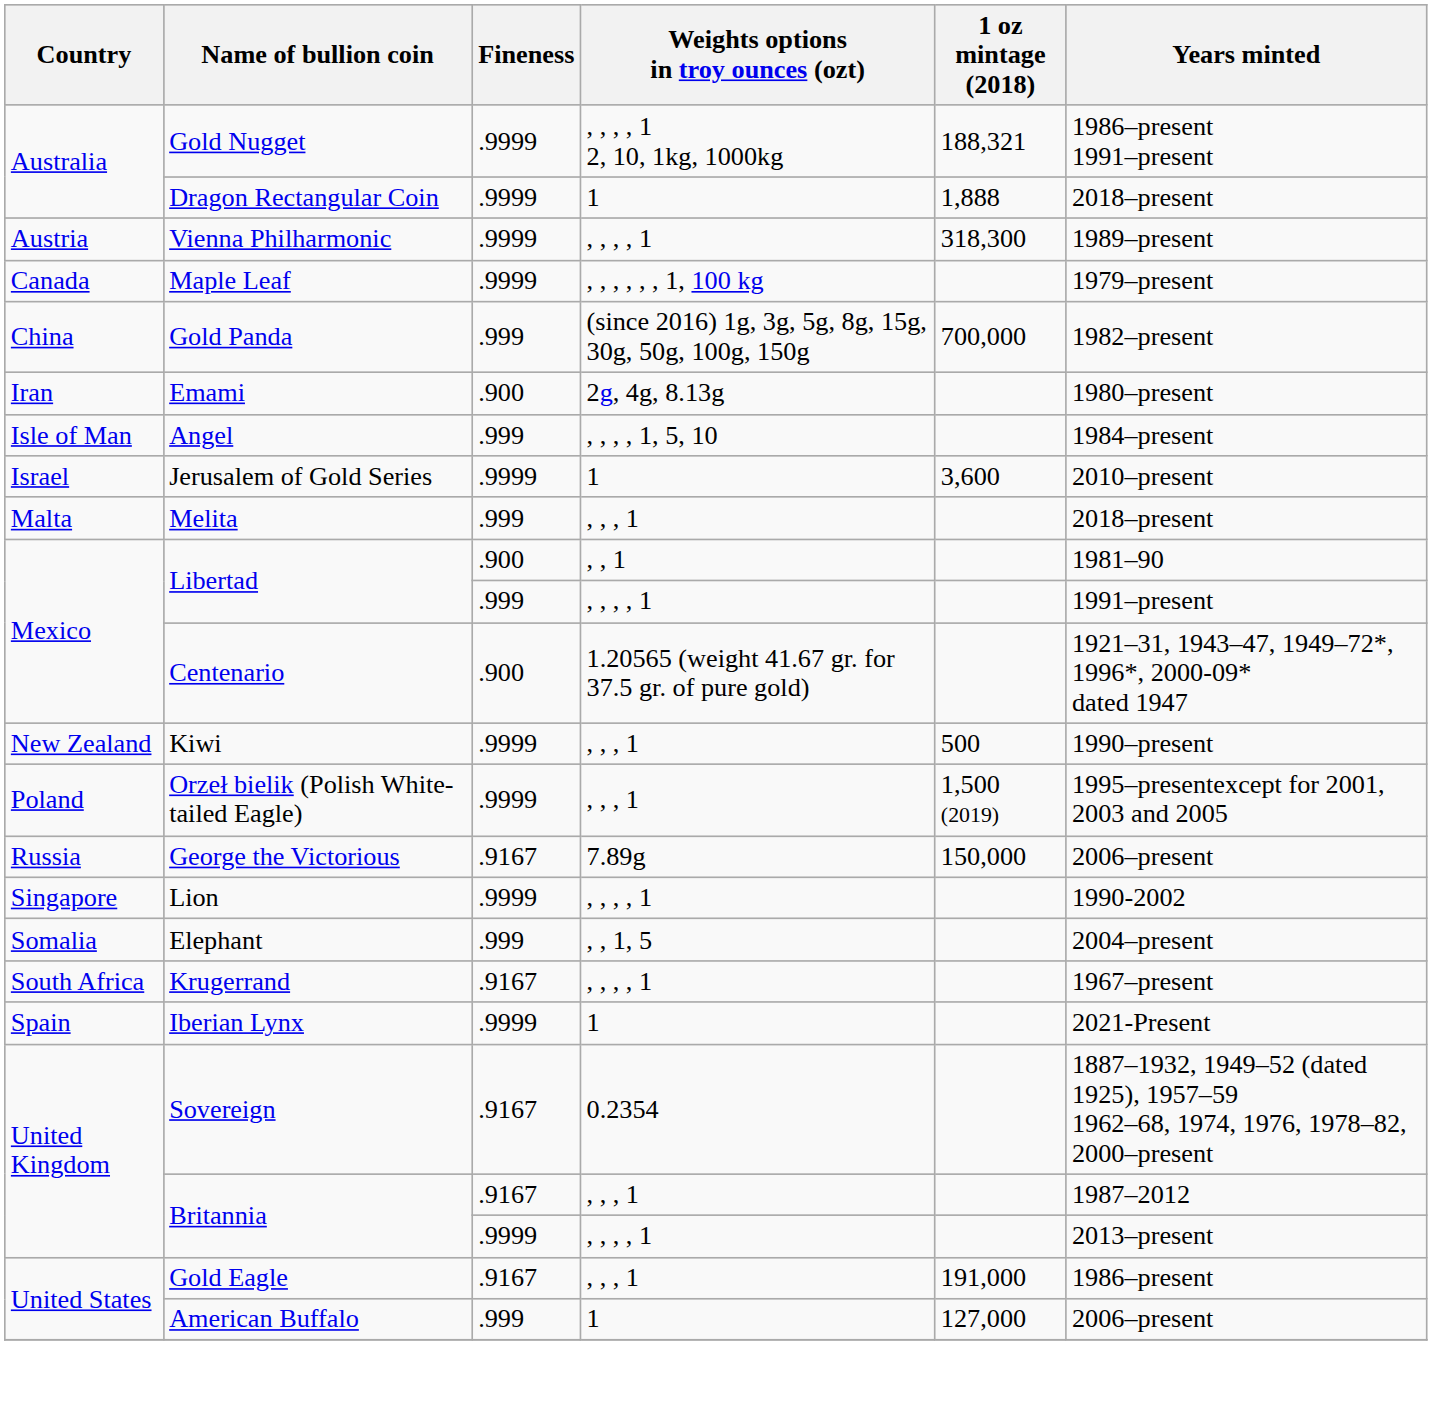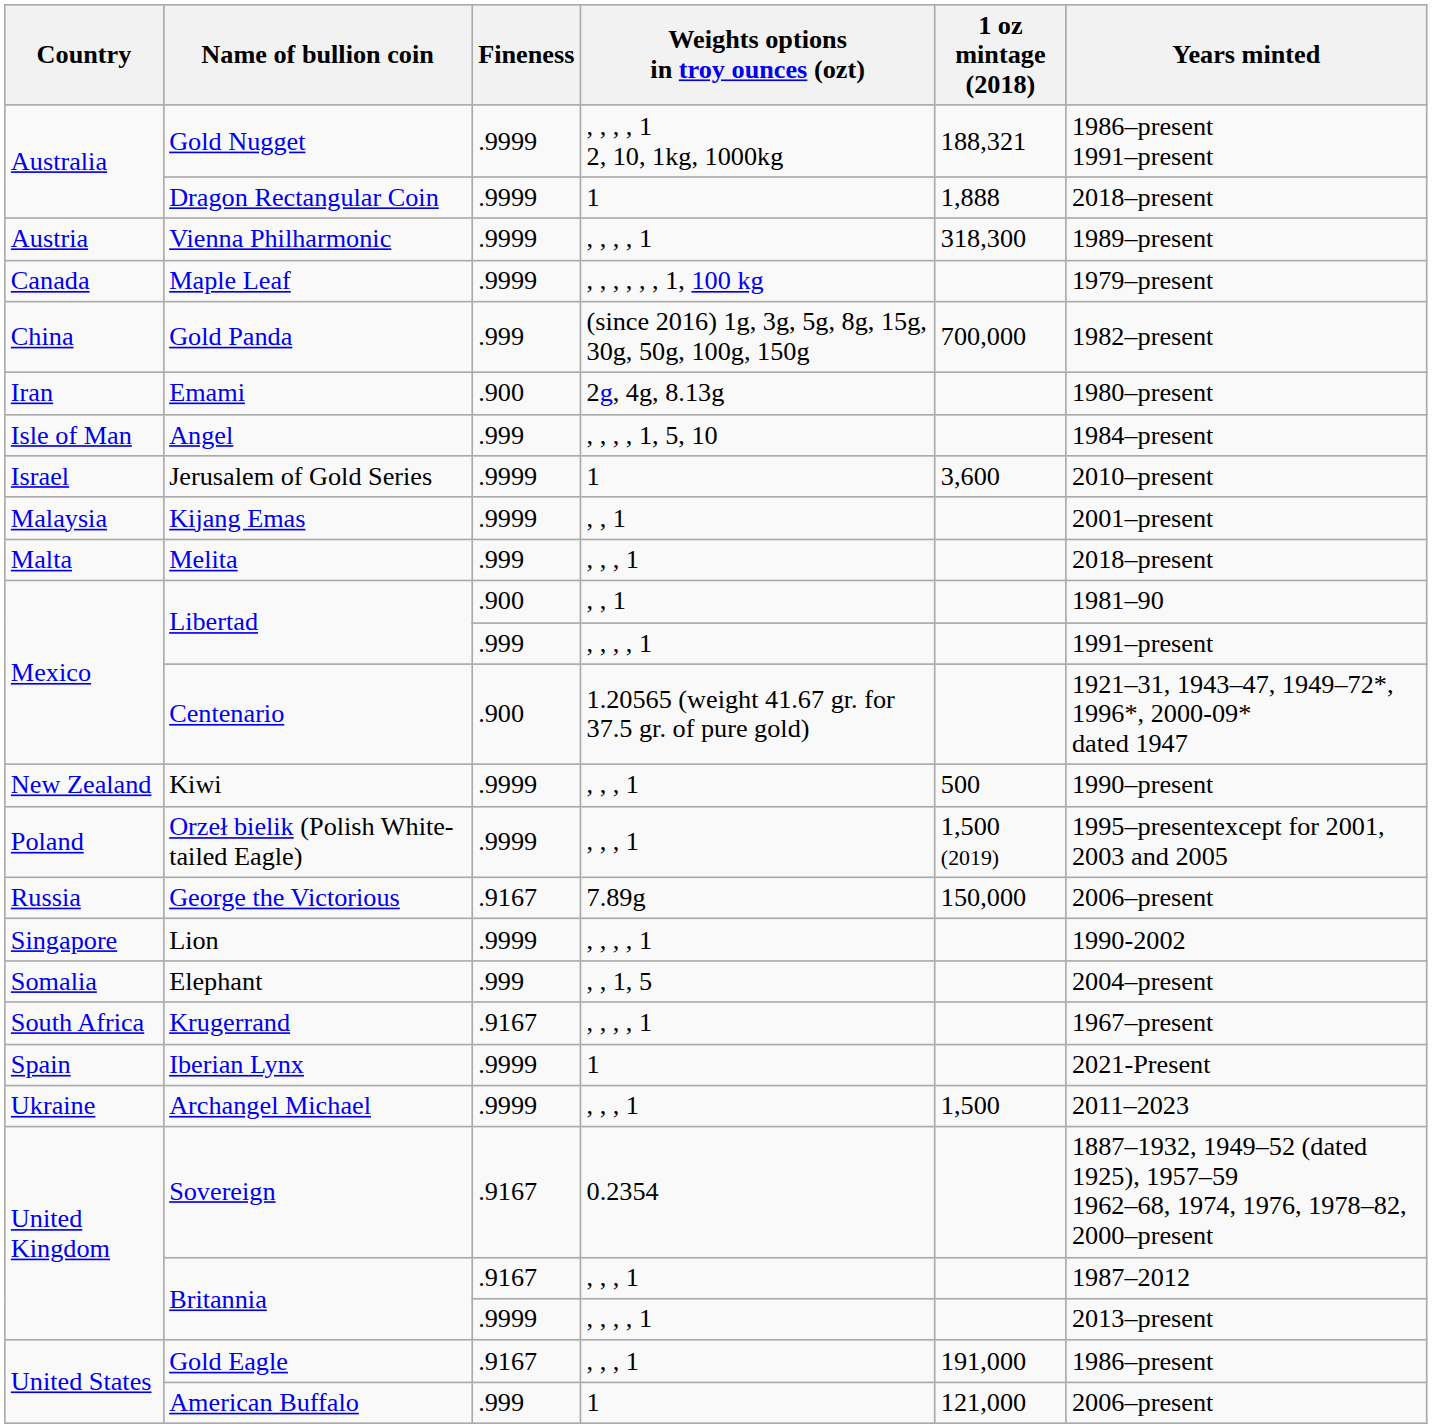+ row: (237, 517)
+ row: (270, 1105)
(983, 1319) 127,000 -> (983, 1402) 121,000
